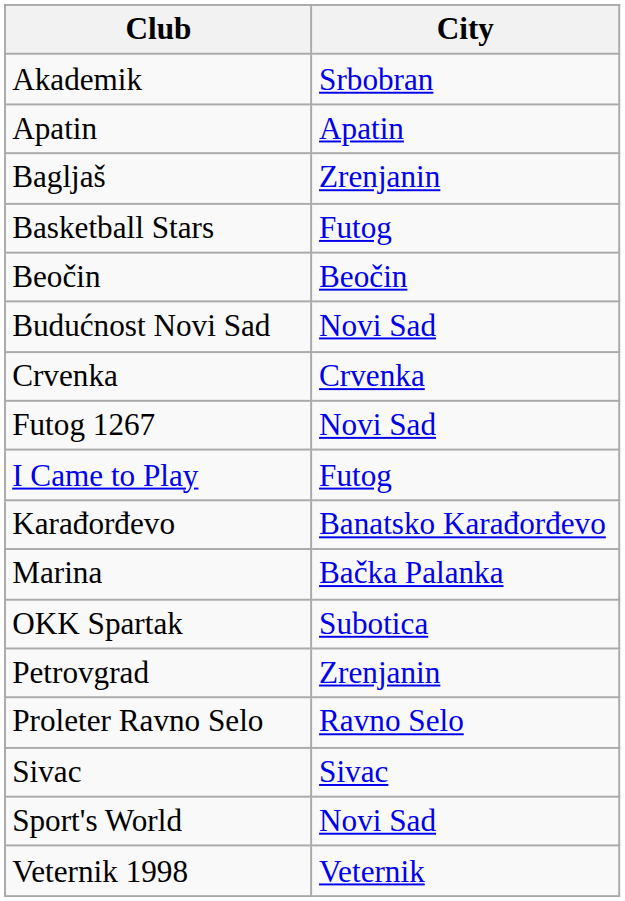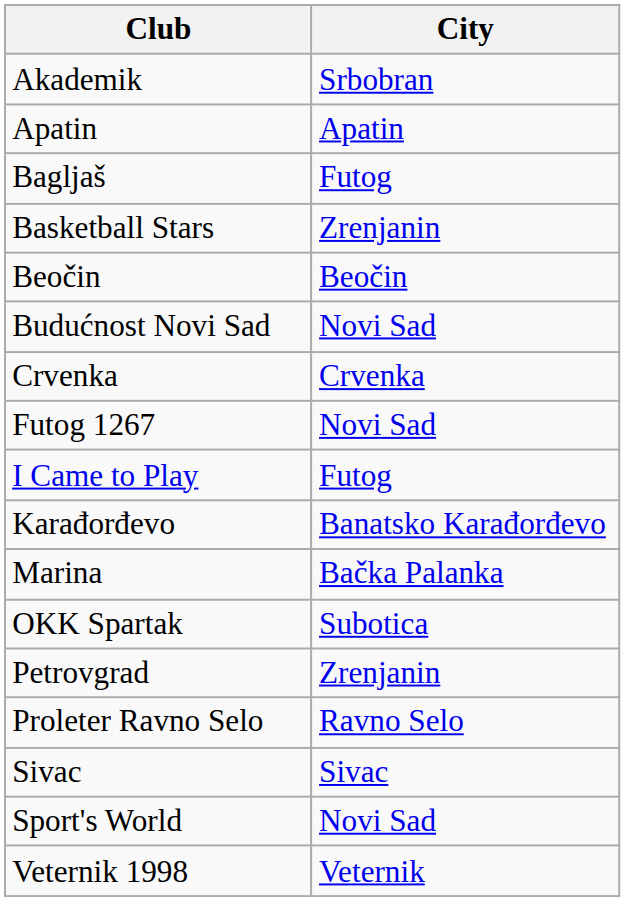(380, 177) Zrenjanin -> (355, 177) Futog
(355, 227) Futog -> (380, 227) Zrenjanin
